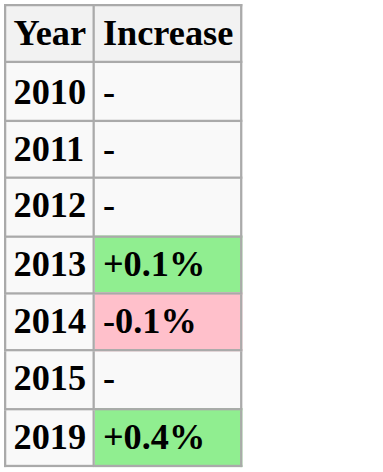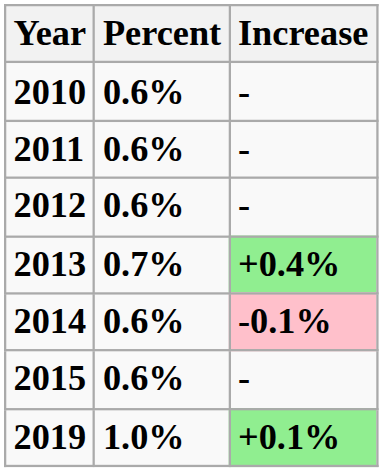+ column: (162, 33)
(154, 263) +0.1% -> (289, 263) +0.4%
(154, 436) +0.4% -> (289, 436) +0.1%
